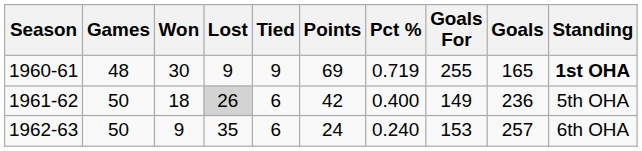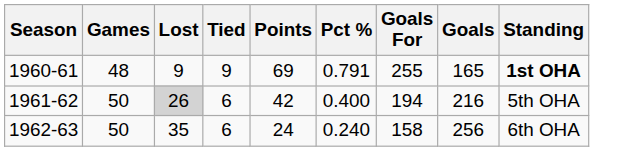- column: (179, 30)
(396, 70) 0.719 -> (346, 70) 0.791
(456, 100) 149 -> (407, 100) 194
(518, 100) 236 -> (468, 100) 216
(456, 130) 153 -> (407, 130) 158
(518, 130) 257 -> (468, 130) 256
